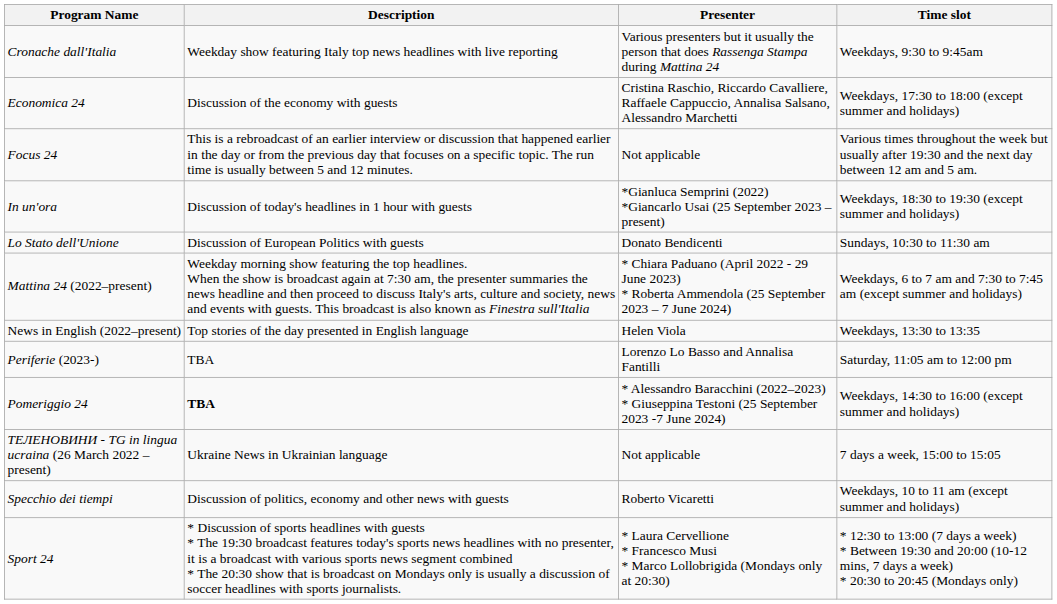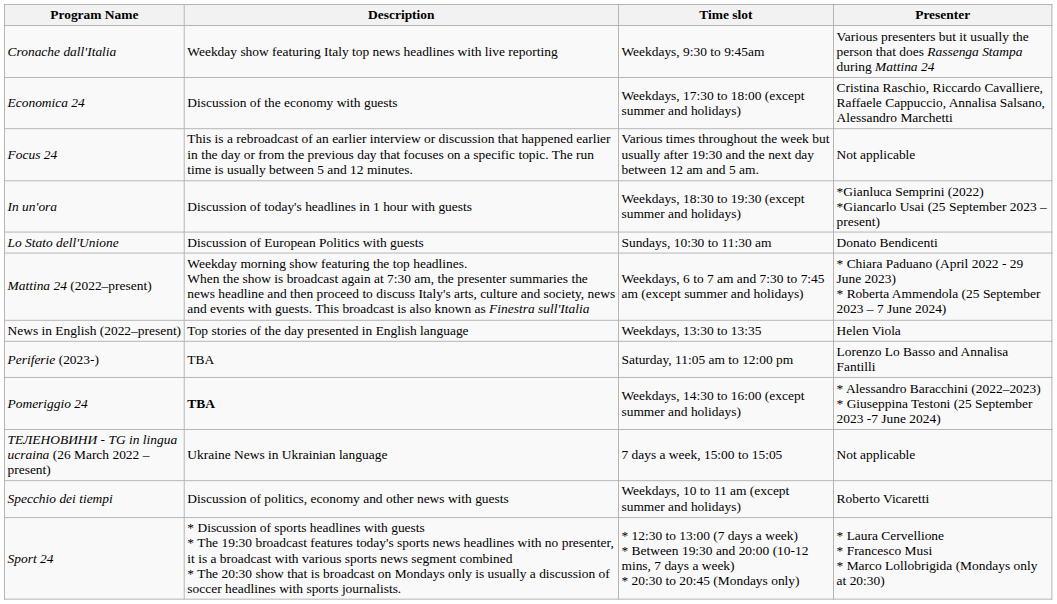columns swapped: (944, 15) <-> (728, 15)
